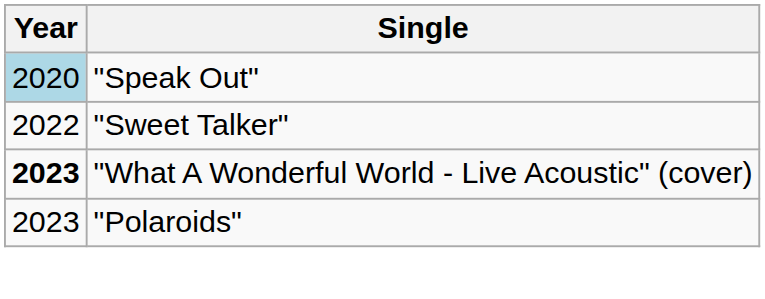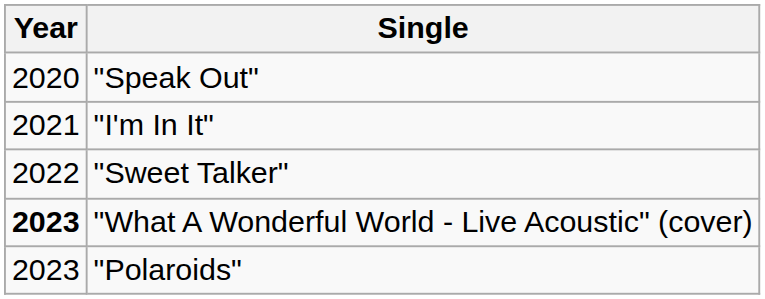(46, 76) lightblue background -> (46, 76) no background
+ row: (154, 125)
